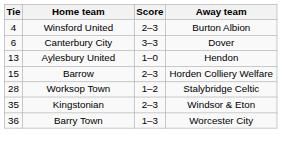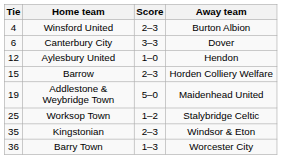(14, 58) 13 -> (14, 58) 12
+ row: (78, 95)
(14, 89) 28 -> (14, 116) 25
